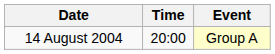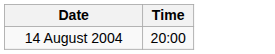- column: (232, 15)
